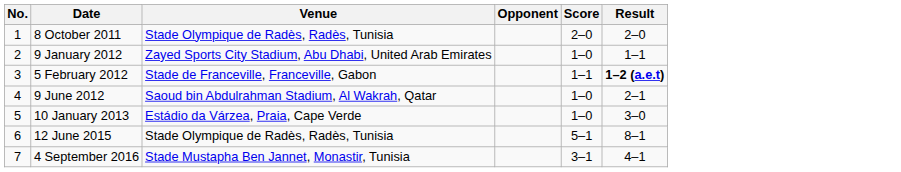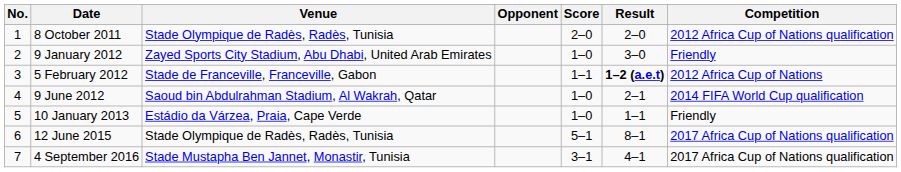+ column: (782, 14)
(635, 55) 1–1 -> (635, 55) 3–0
(635, 116) 3–0 -> (635, 116) 1–1
